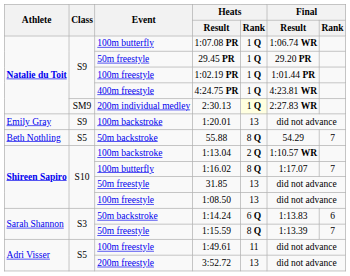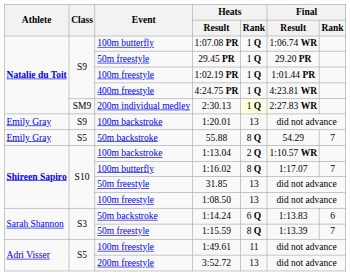(34, 138) Beth Nothling -> (29, 138) Emily Gray
